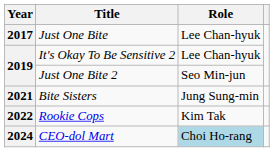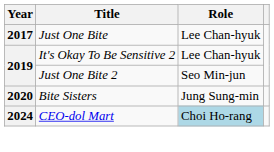(20, 95) 2021 -> (20, 95) 2020
- row: (71, 116)
